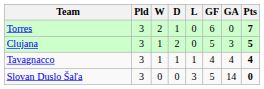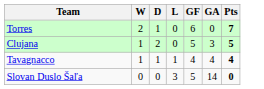- column: (141, 12)
